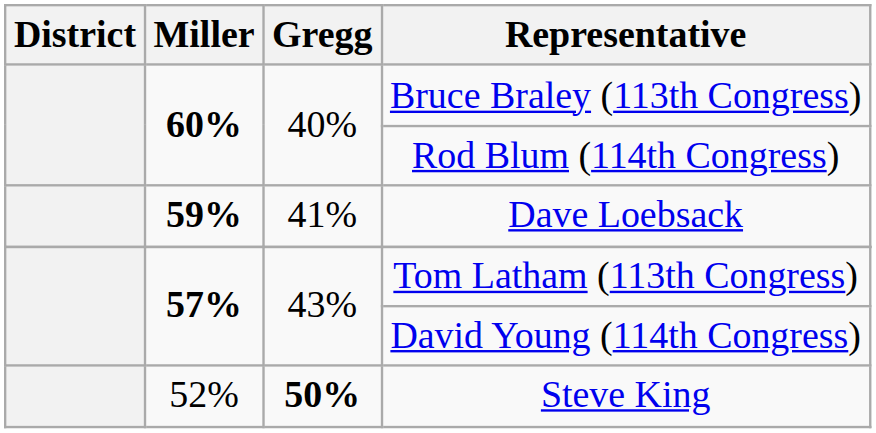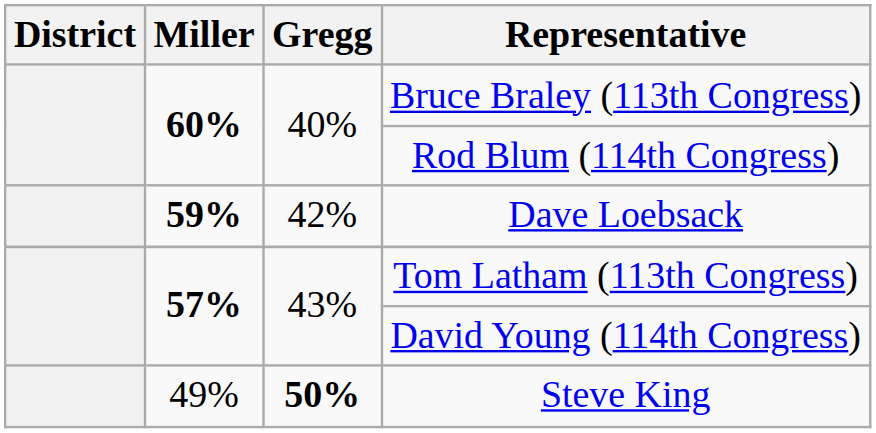(322, 214) 41% -> (322, 214) 42%
(204, 395) 52% -> (204, 395) 49%
